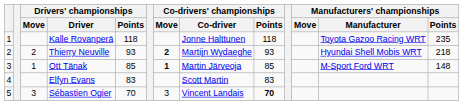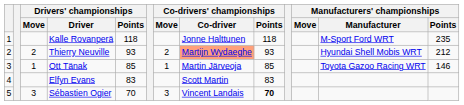(373, 38) Toyota Gazoo Racing WRT -> (357, 38) M-Sport Ford WRT
(167, 52) bold -> (167, 52) normal
(217, 52) no background -> (217, 52) lightsalmon background
(443, 52) 218 -> (443, 52) 212
(167, 66) bold -> (167, 66) normal
(357, 66) M-Sport Ford WRT -> (373, 66) Toyota Gazoo Racing WRT
(443, 66) 148 -> (443, 66) 146
